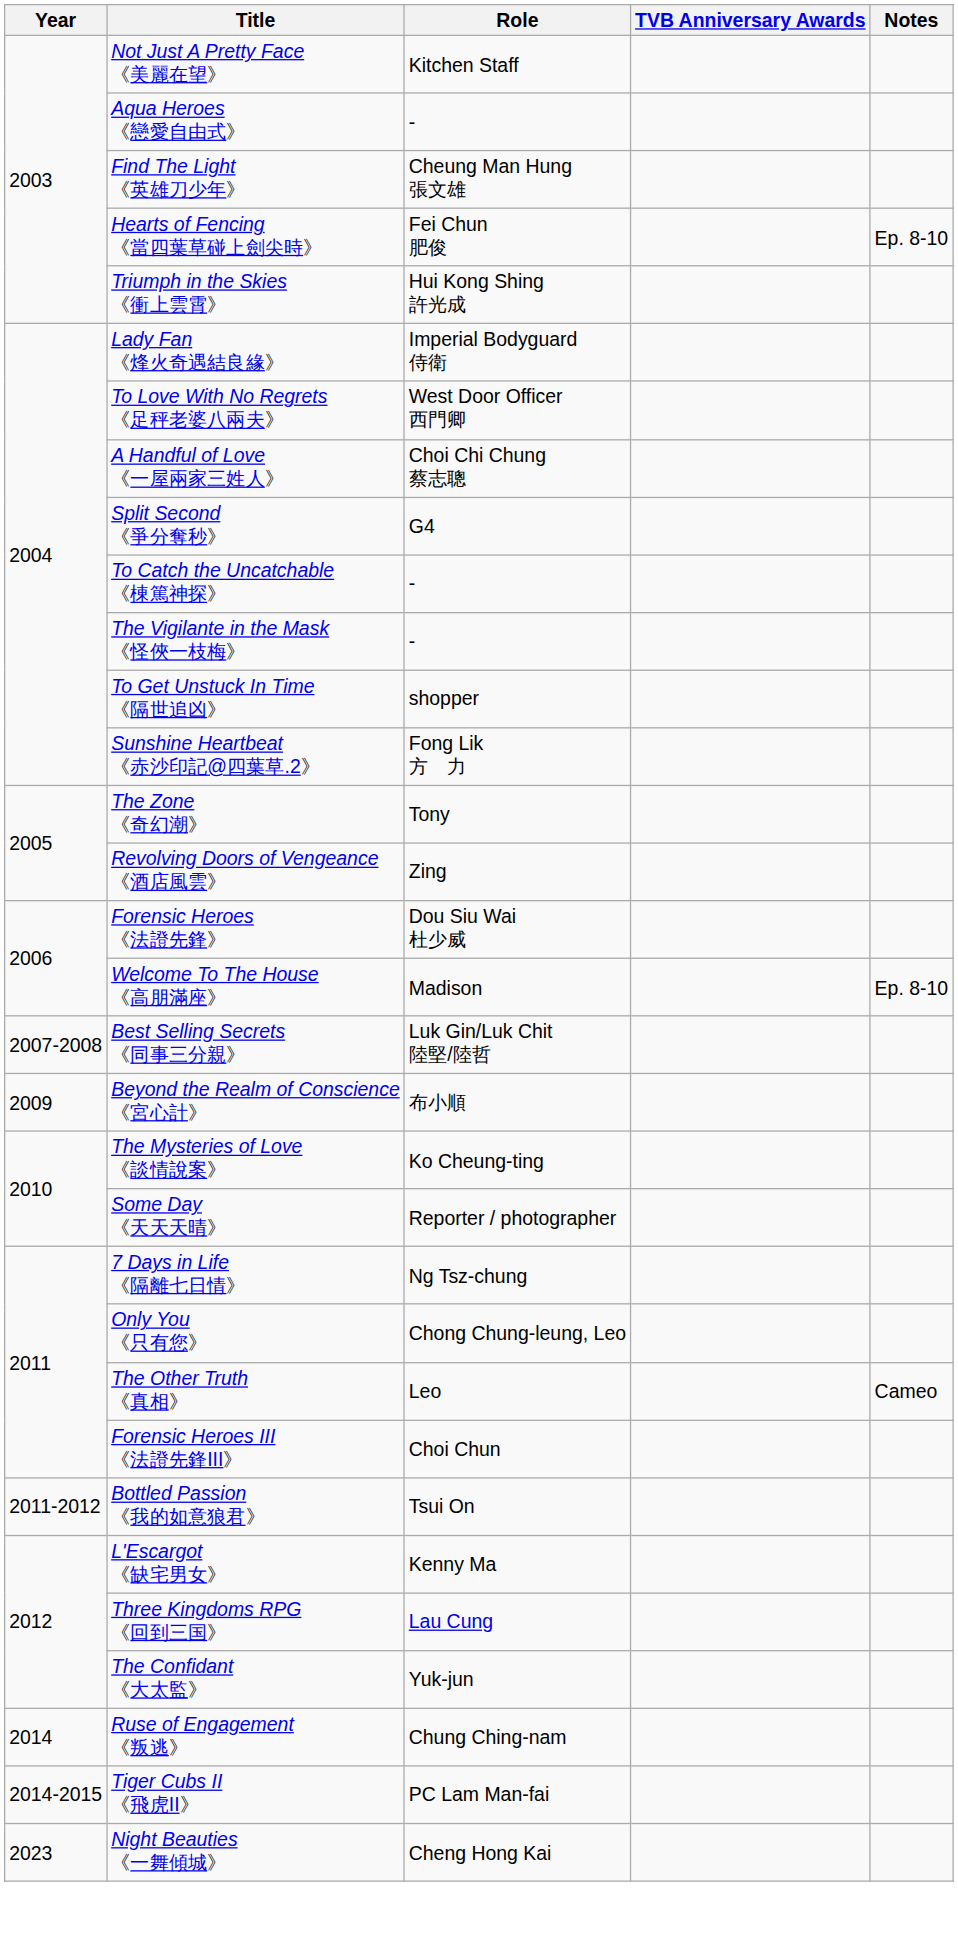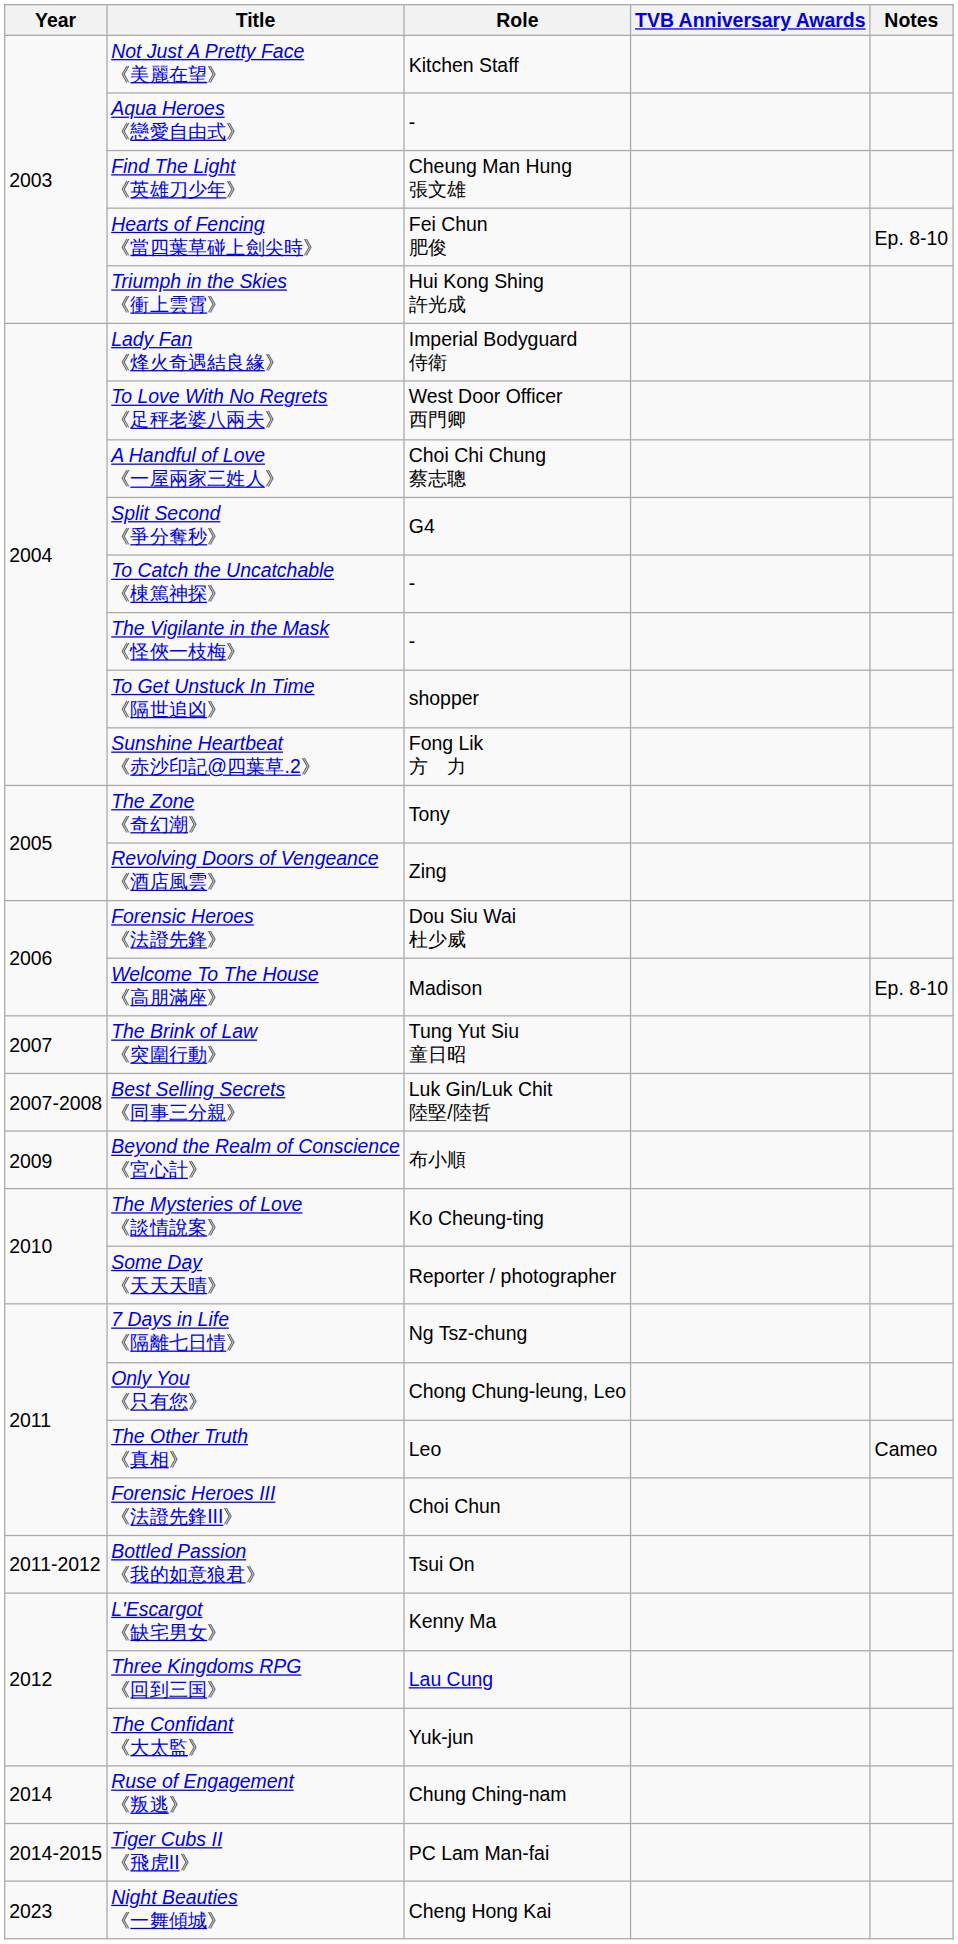+ row: (184, 1043)
